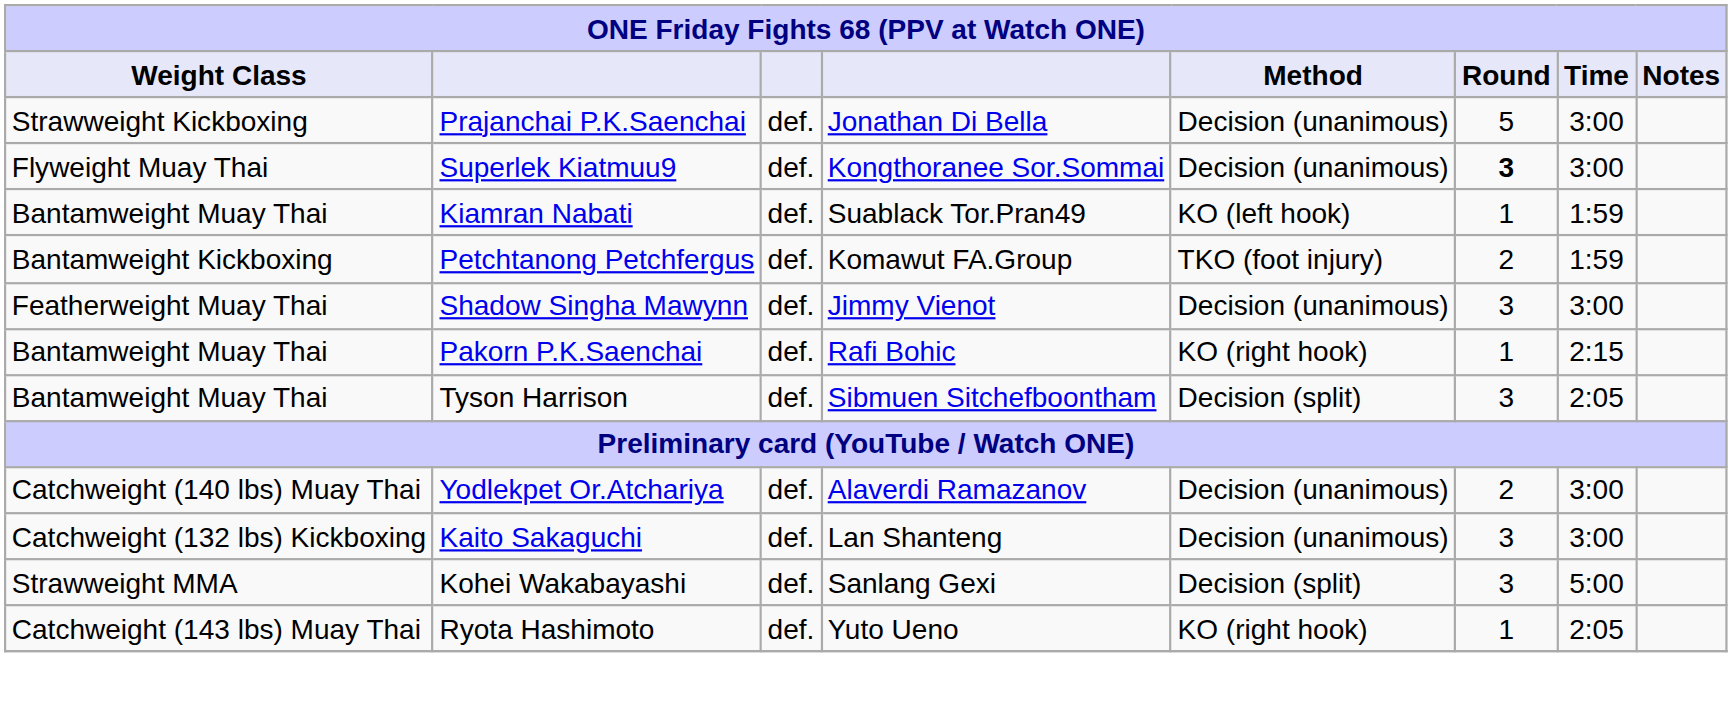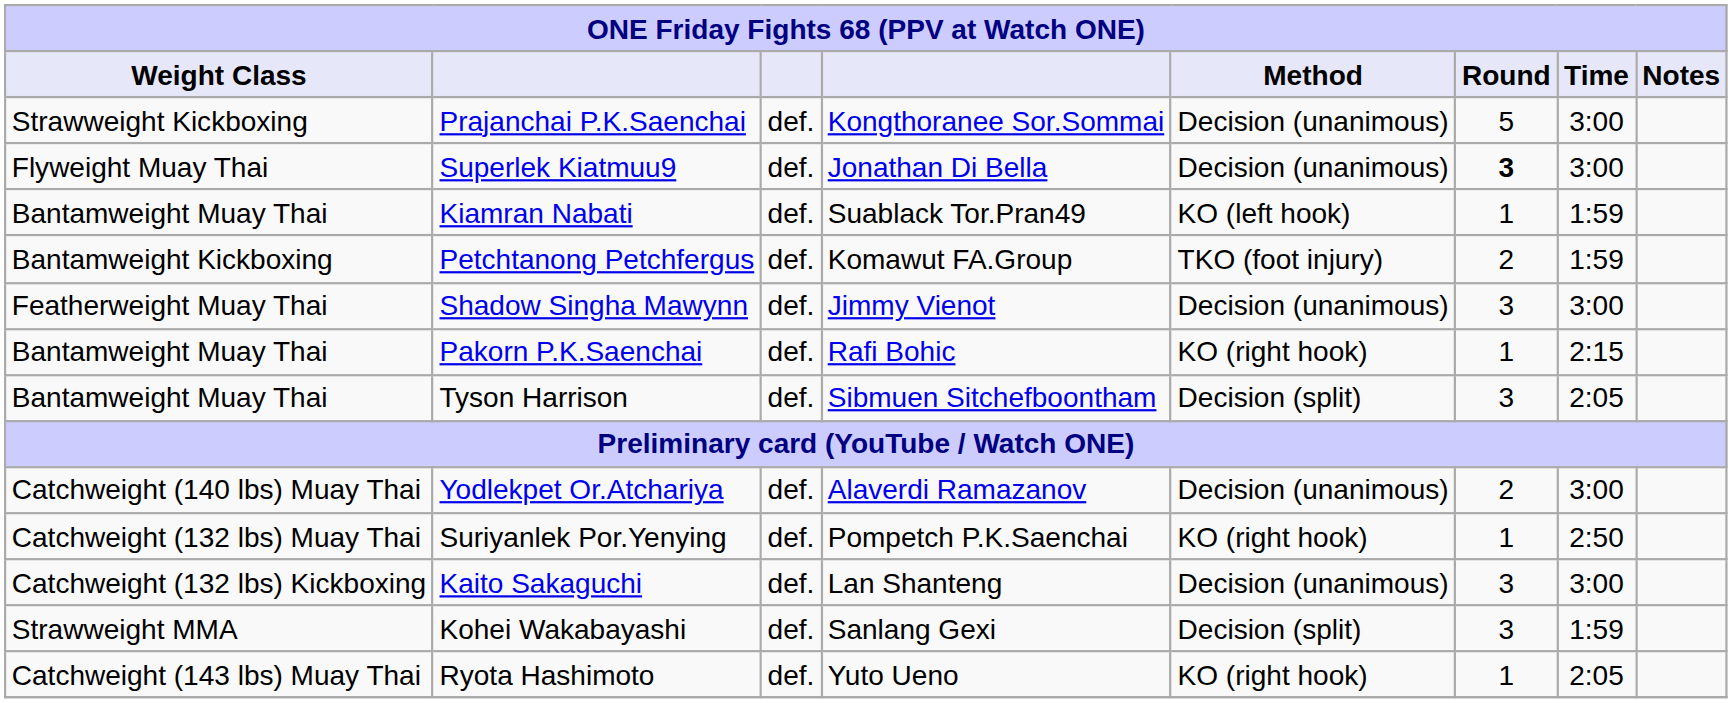(938, 120) Jonathan Di Bella -> (996, 120) Kongthoranee Sor.Sommai
(996, 167) Kongthoranee Sor.Sommai -> (938, 167) Jonathan Di Bella
+ row: (583, 536)
(1596, 582) 5:00 -> (1596, 629) 1:59
